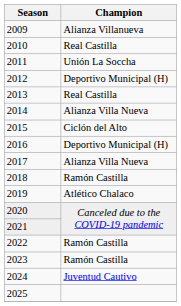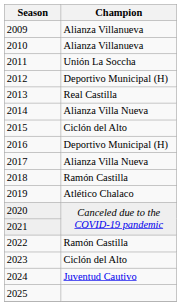(90, 45) Real Castilla -> (103, 45) Alianza Villanueva
(96, 260) Ramón Castilla -> (95, 260) Ciclón del Alto
